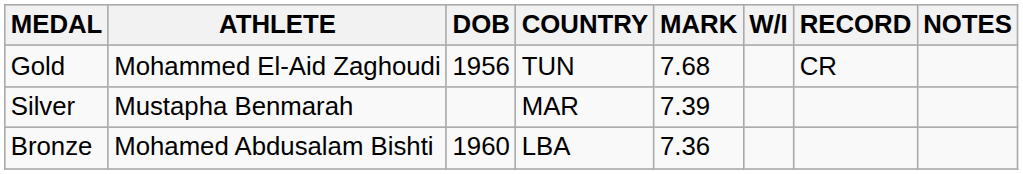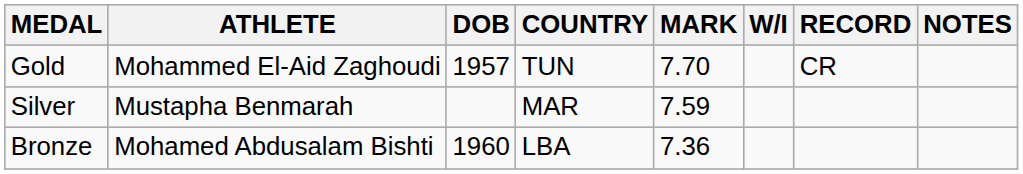(481, 65) 1956 -> (481, 65) 1957
(685, 65) 7.68 -> (685, 65) 7.70
(685, 106) 7.39 -> (685, 106) 7.59
